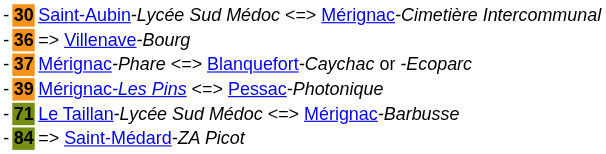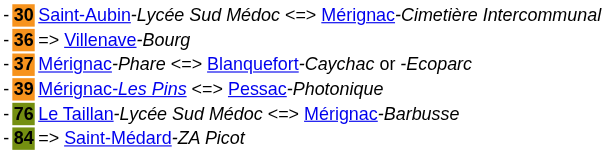(24, 113) 71 -> (24, 113) 76
